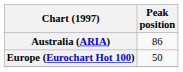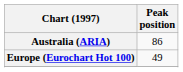(157, 58) 50 -> (157, 58) 49
